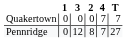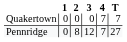columns swapped: (91, 7) <-> (78, 7)
